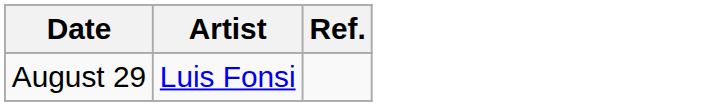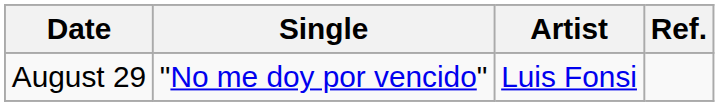+ column: (324, 28)
